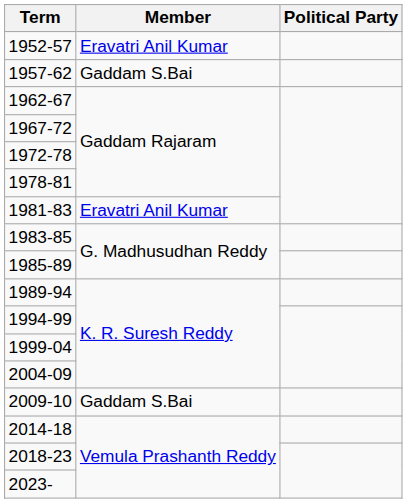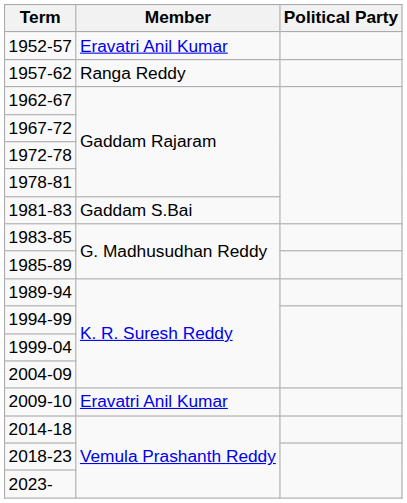(136, 73) Gaddam S.Bai -> (133, 73) Ranga Reddy
(154, 210) Eravatri Anil Kumar -> (136, 210) Gaddam S.Bai
(136, 401) Gaddam S.Bai -> (154, 401) Eravatri Anil Kumar
